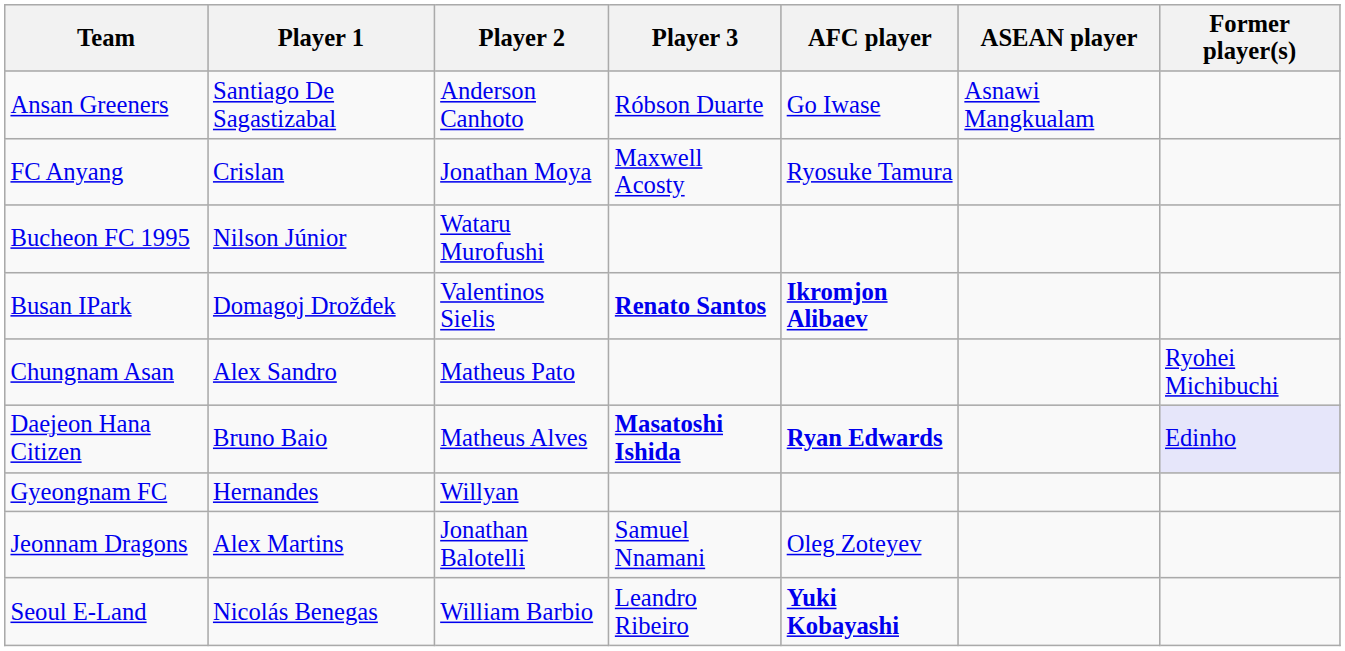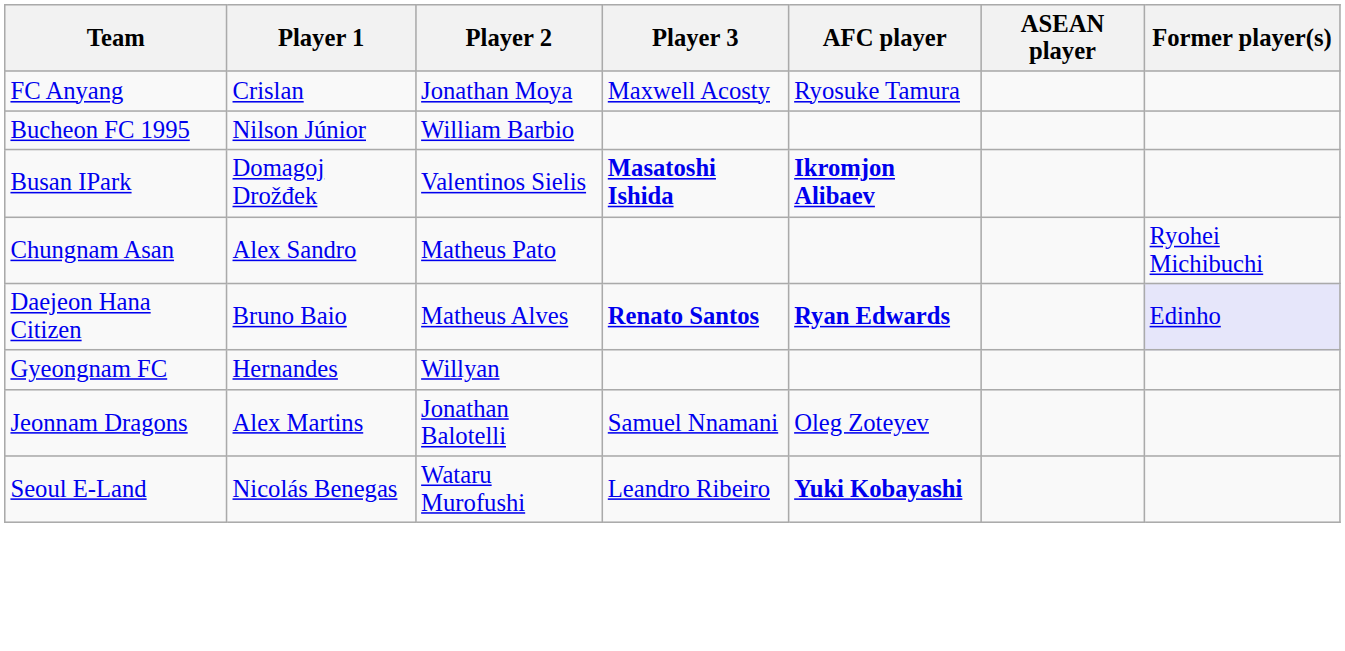- row: (89, 104)
(492, 238) Wataru Murofushi -> (498, 129) William Barbio
(690, 305) Renato Santos -> (662, 182) Masatoshi Ishida
(669, 438) Masatoshi Ishida -> (683, 316) Renato Santos
(517, 611) William Barbio -> (473, 489) Wataru Murofushi
